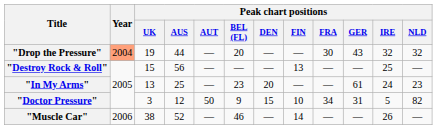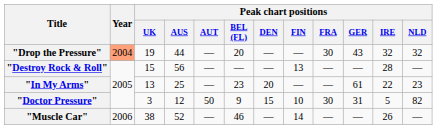(388, 68) 25 -> (388, 68) 28
(388, 84) 24 -> (388, 84) 22
(328, 100) 34 -> (328, 100) 30
